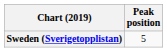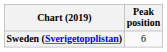(143, 39) 5 -> (143, 39) 6
